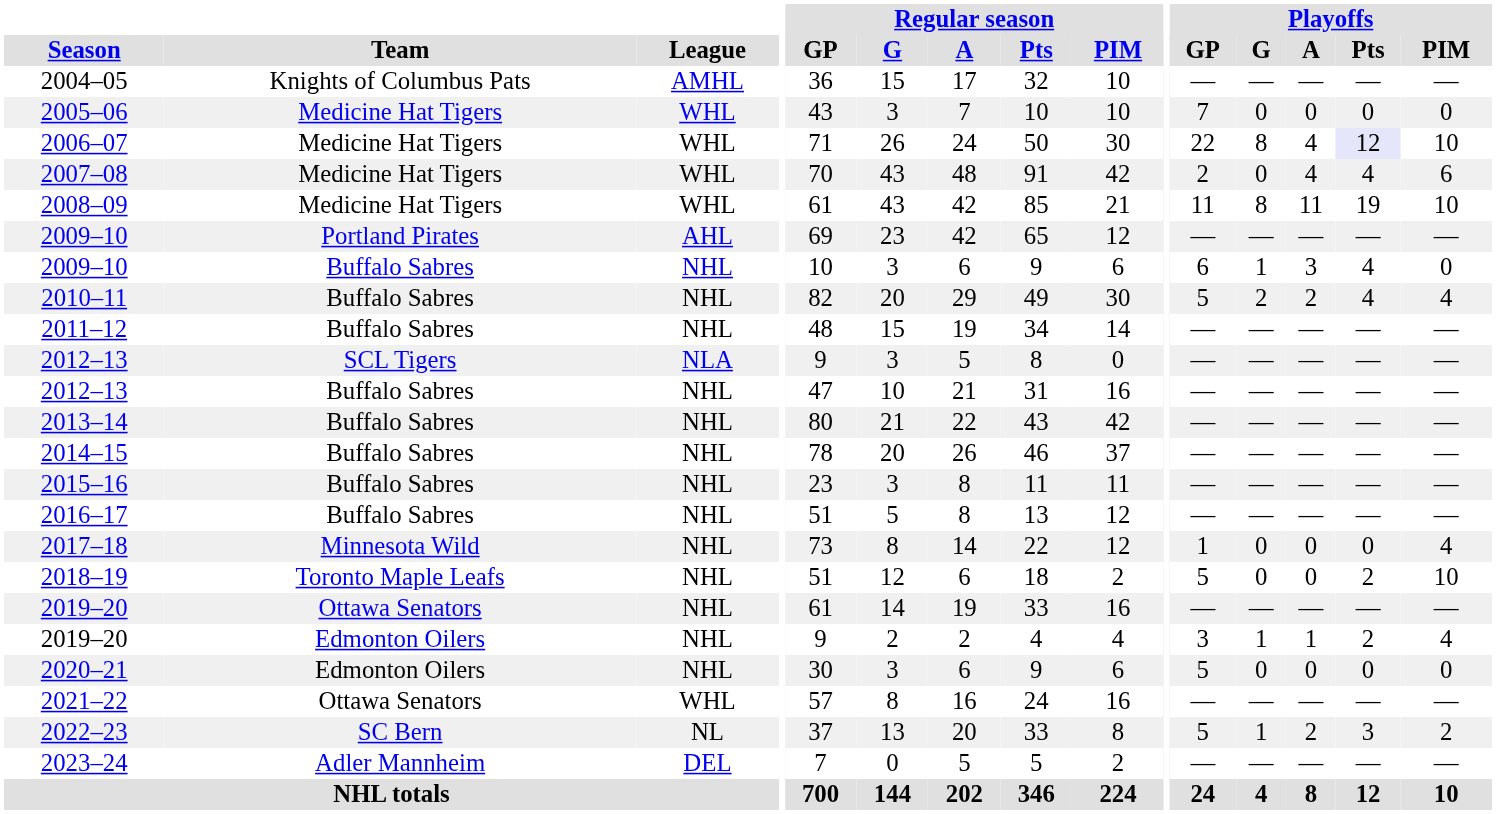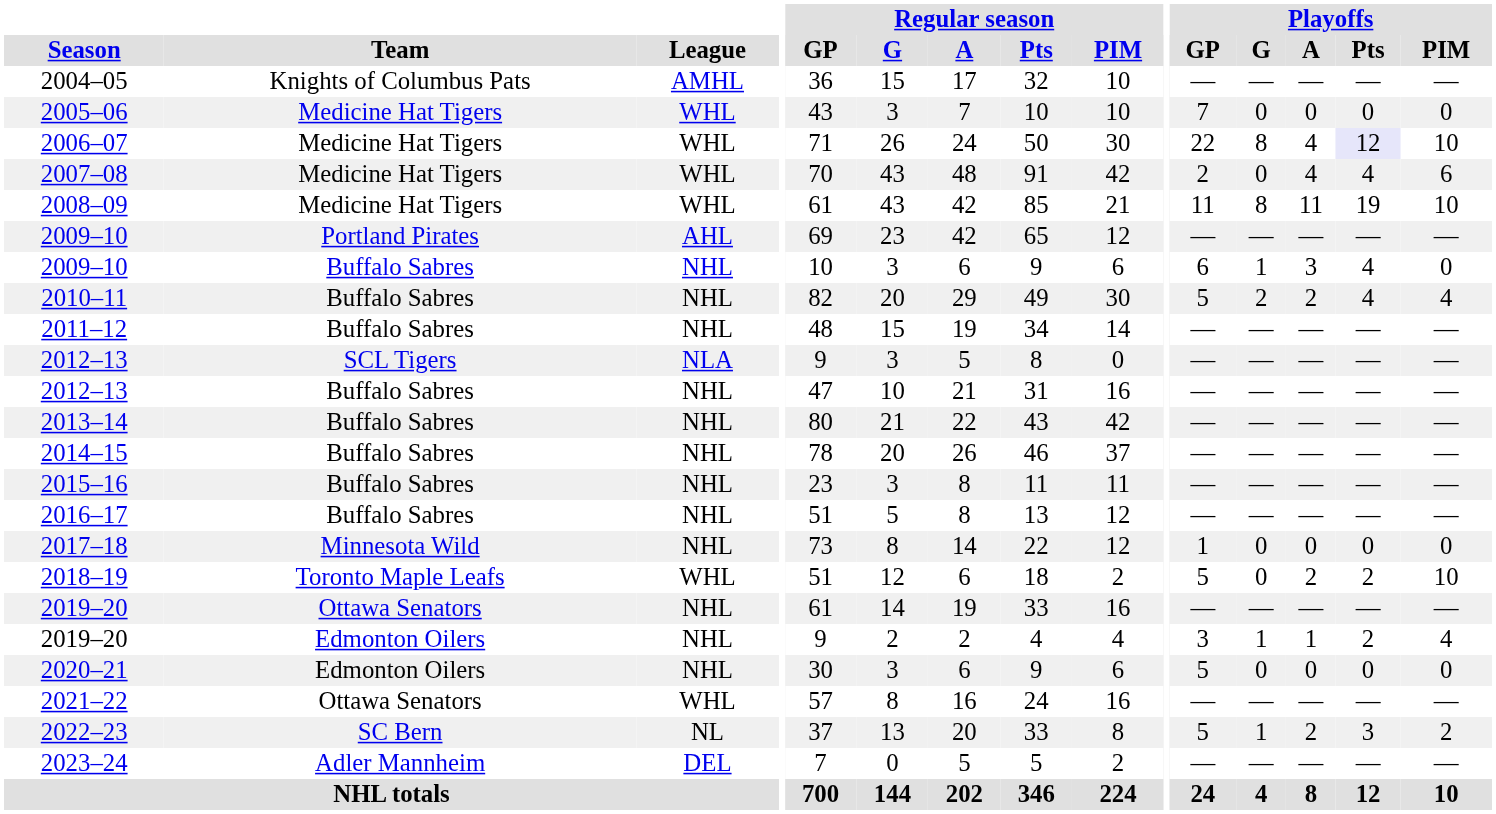(1446, 546) 4 -> (1446, 546) 0
(707, 577) NHL -> (707, 577) WHL
(1311, 577) 0 -> (1311, 577) 2
